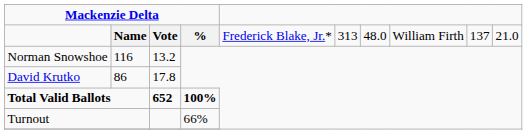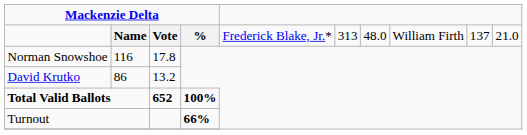(164, 56) 13.2 -> (164, 56) 17.8
(164, 77) 17.8 -> (164, 77) 13.2
(196, 118) normal -> (197, 118) bold
